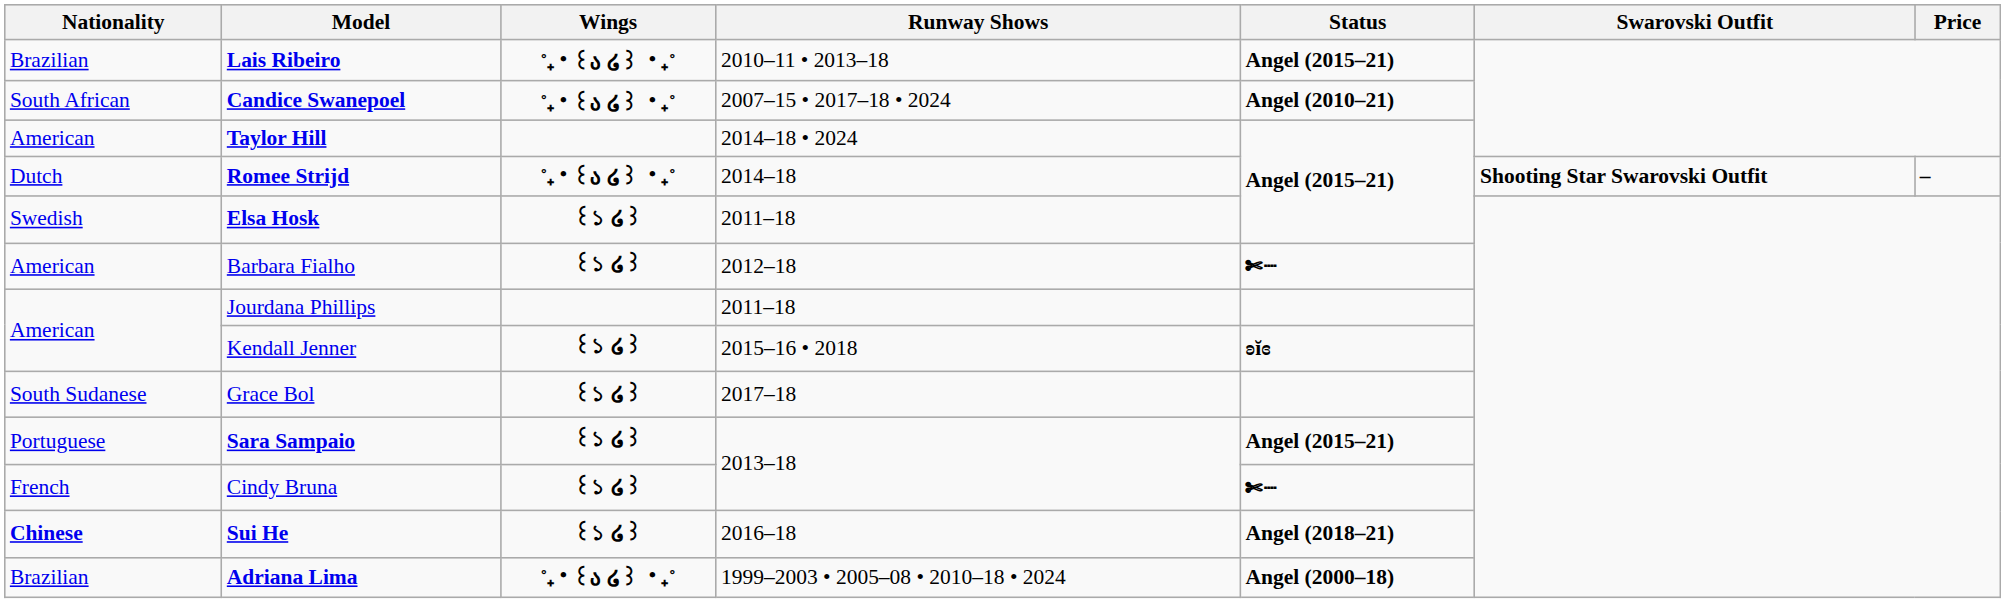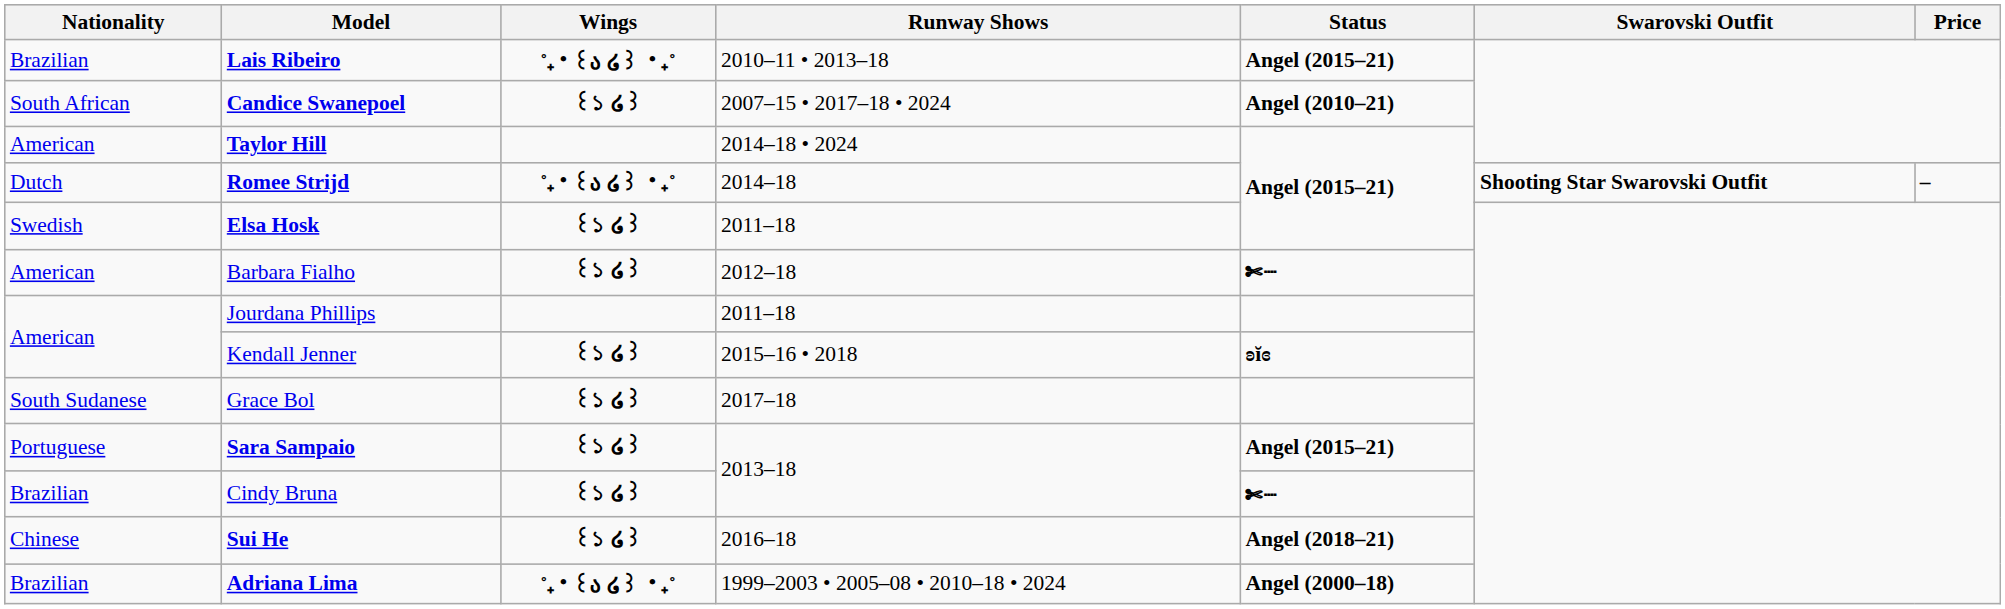(608, 102) ˚₊‧꒰ა ໒꒱ ‧₊˚ -> (608, 102) ꒰১ ໒꒱
(40, 486) French -> (49, 493) Brazilian
(46, 533) bold -> (44, 539) normal
